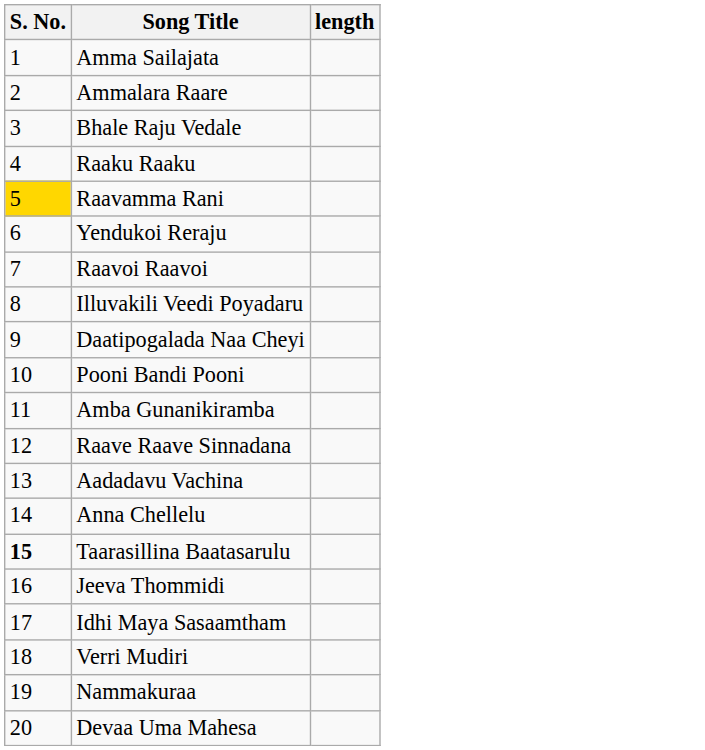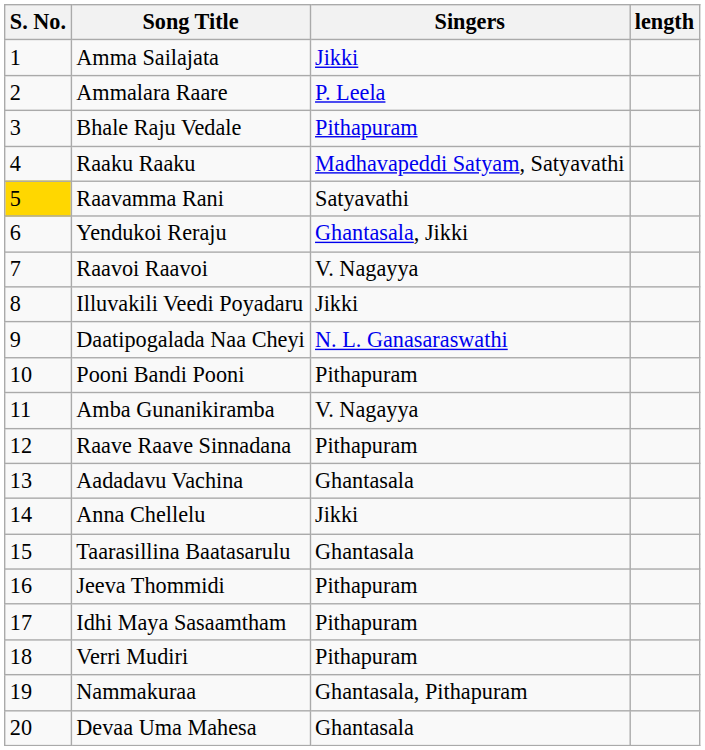+ column: (470, 22)
(21, 551) bold -> (21, 551) normal
